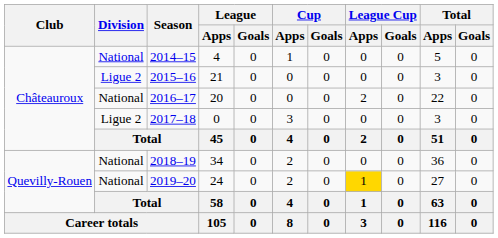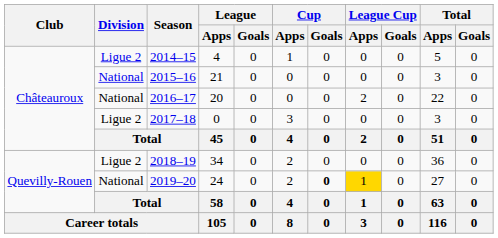(121, 56) National -> (121, 56) Ligue 2
(121, 77) Ligue 2 -> (121, 77) National
(121, 160) National -> (121, 160) Ligue 2
(327, 181) normal -> (327, 181) bold
